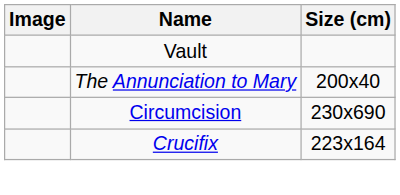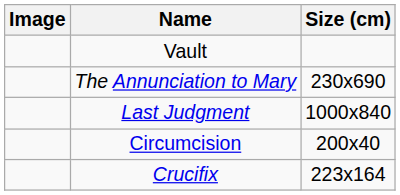(348, 81) 200x40 -> (348, 81) 230x690
+ row: (185, 112)
(348, 112) 230x690 -> (348, 143) 200x40
